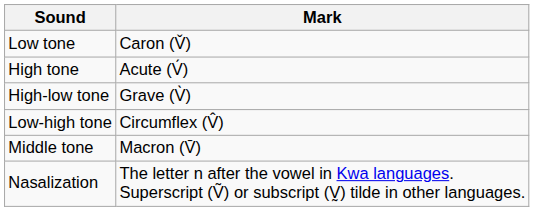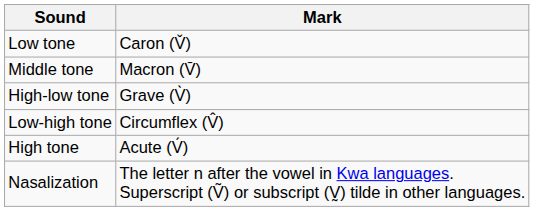rows swapped: (44, 69) <-> (51, 148)
